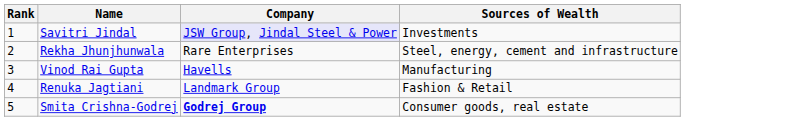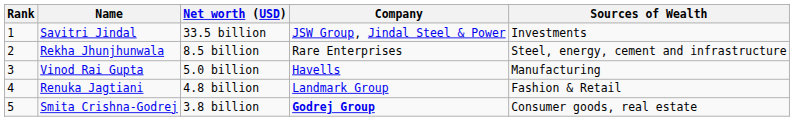+ column: (235, 14)
(290, 32) lavender background -> (399, 32) no background
